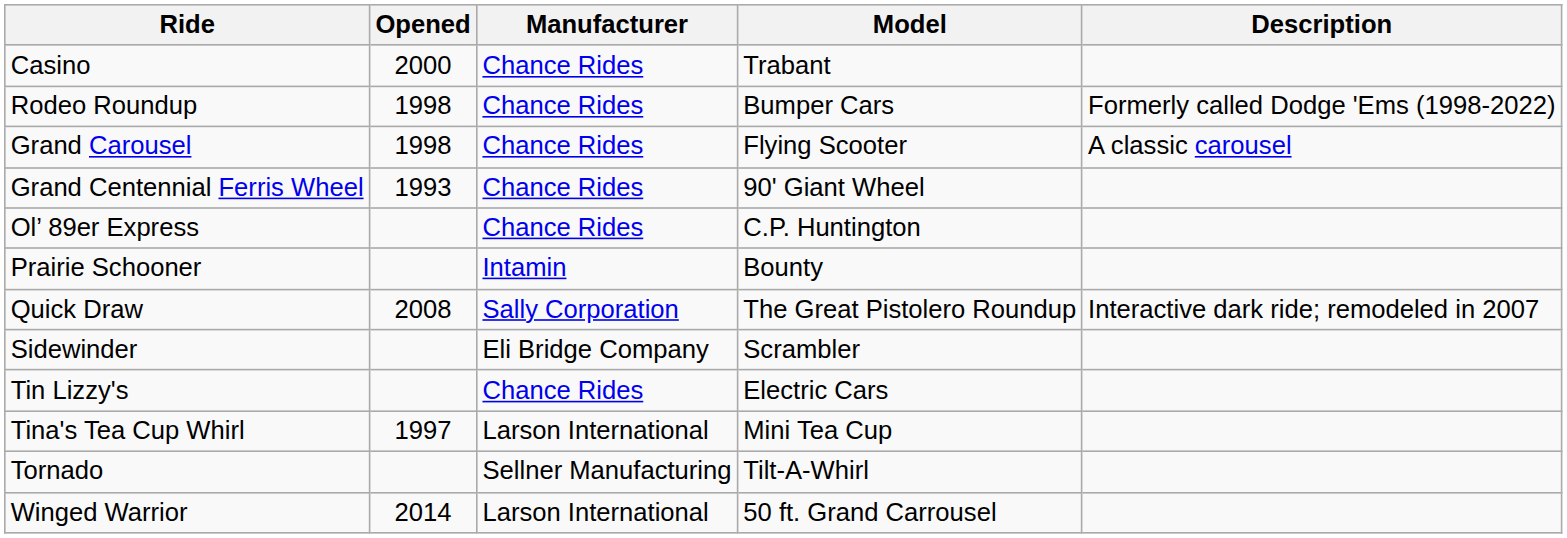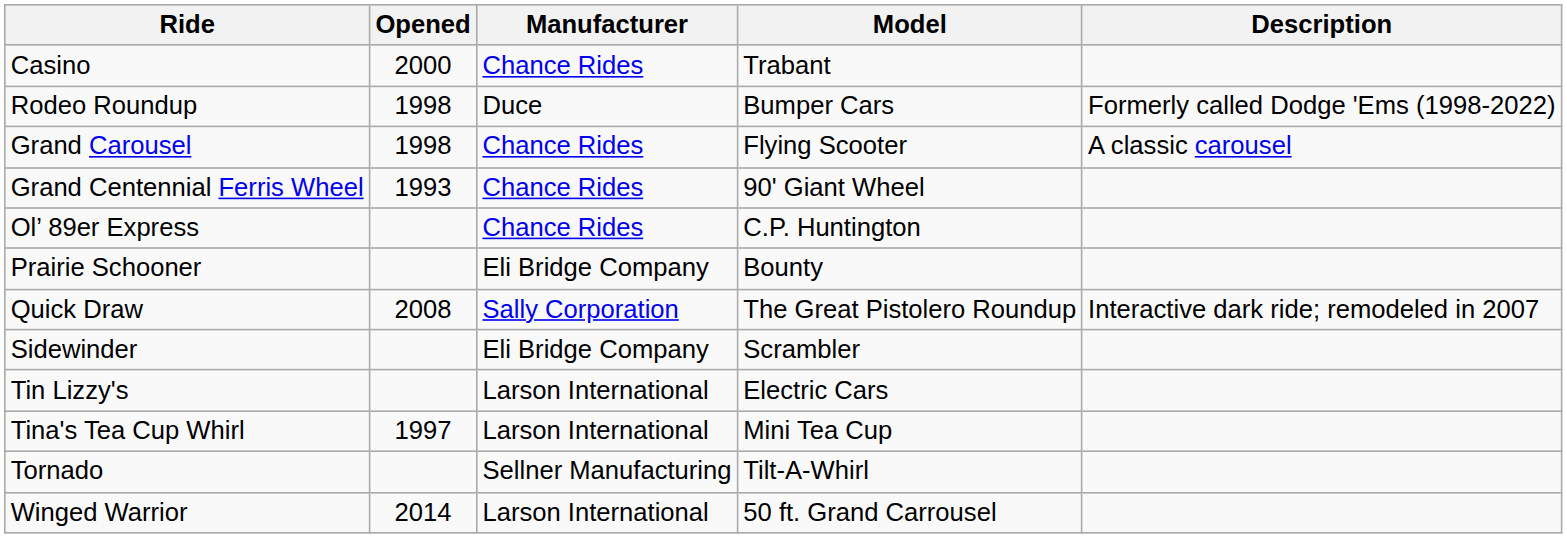(563, 106) Chance Rides -> (512, 106) Duce
(524, 268) Intamin -> (596, 268) Eli Bridge Company
(563, 390) Chance Rides -> (596, 390) Larson International
